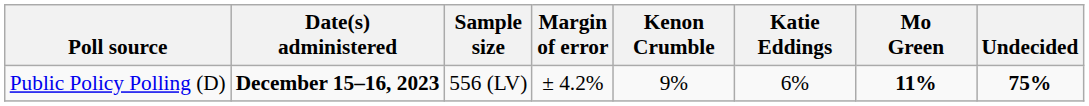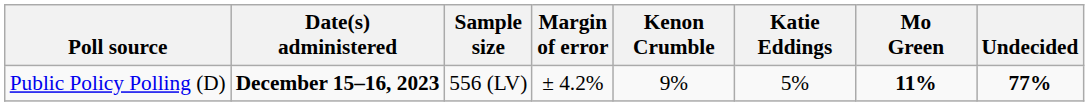(795, 82) 6% -> (795, 82) 5%
(1030, 82) 75% -> (1030, 82) 77%
